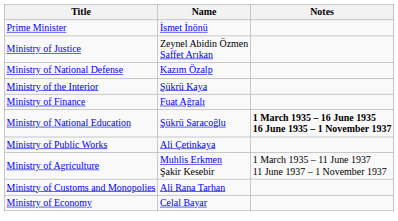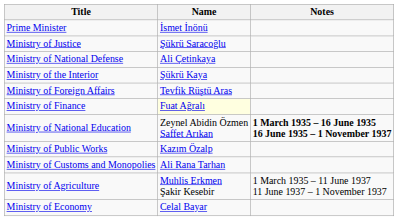(204, 49) Zeynel Abidin Özmen Saffet Arıkan -> (193, 43) Şükrü Saracoğlu
(186, 70) Kazım Özalp -> (188, 59) Ali Çetinkaya
+ row: (61, 91)
(182, 102) no background -> (182, 106) lightyellow background
(193, 123) Şükrü Saracoğlu -> (204, 128) Zeynel Abidin Özmen Saffet Arıkan
(188, 144) Ali Çetinkaya -> (186, 149) Kazım Özalp
rows swapped: (53, 166) <-> (81, 187)
